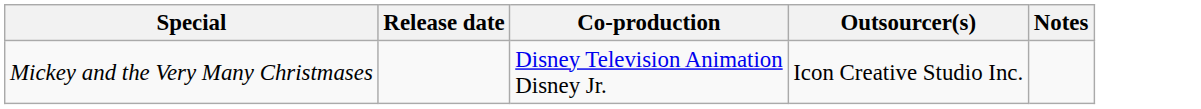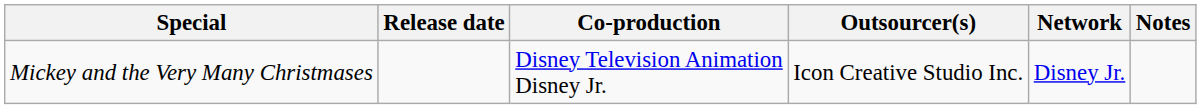+ column: (1080, 22)
